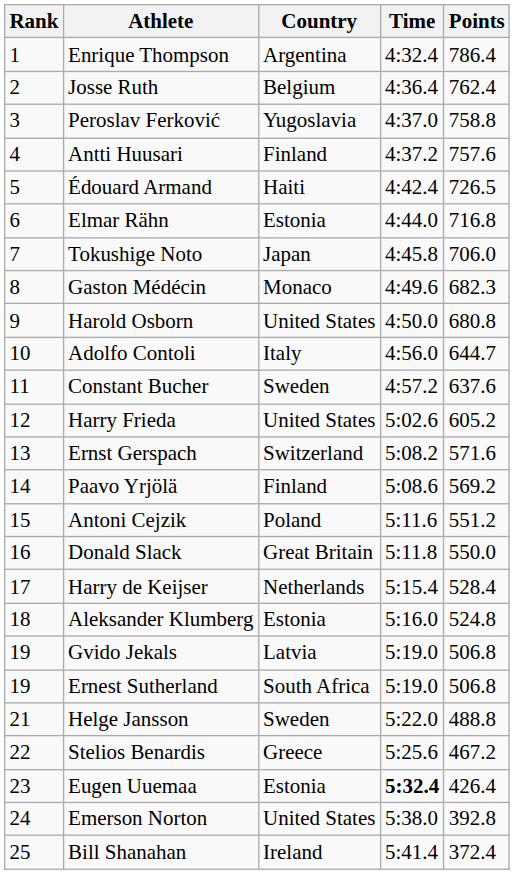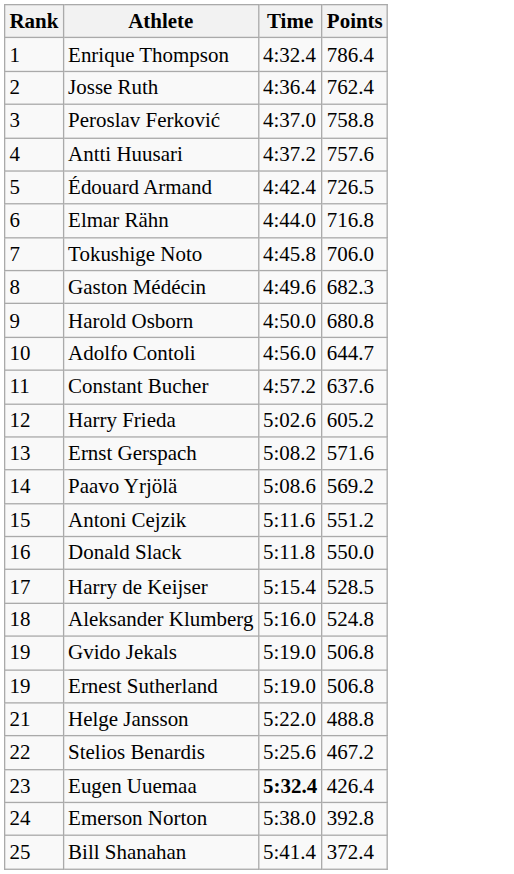- column: (319, 21)
(472, 586) 528.4 -> (350, 586) 528.5
